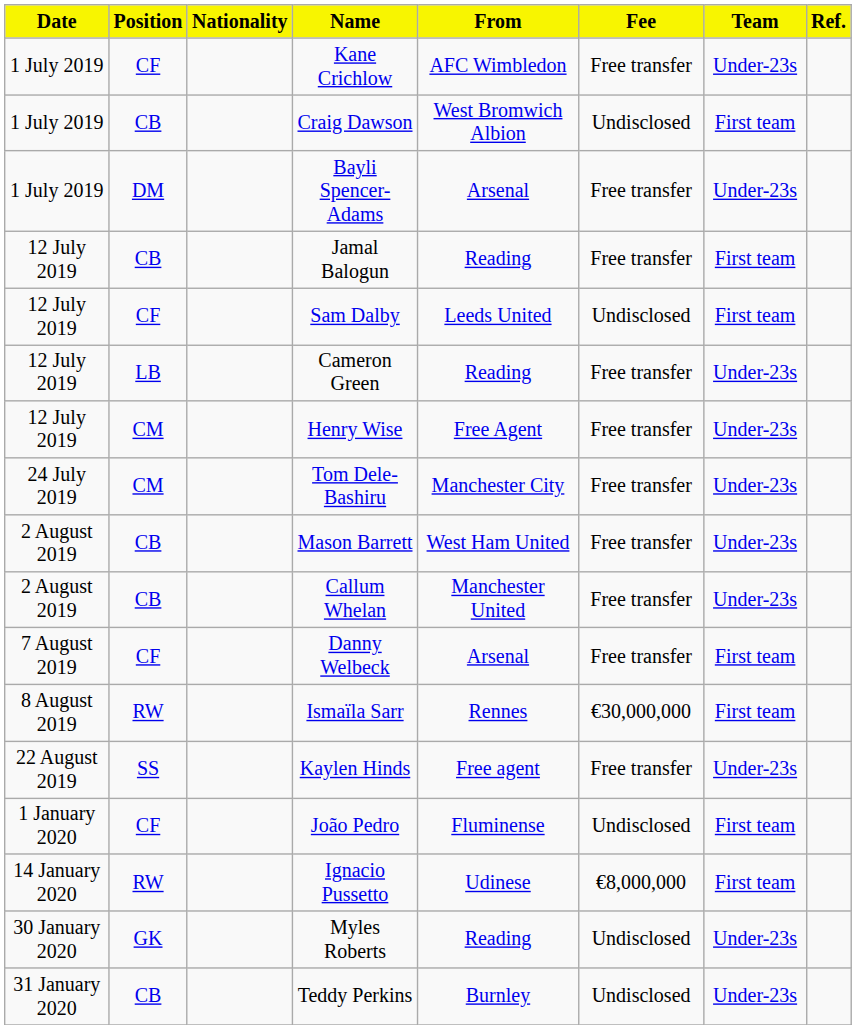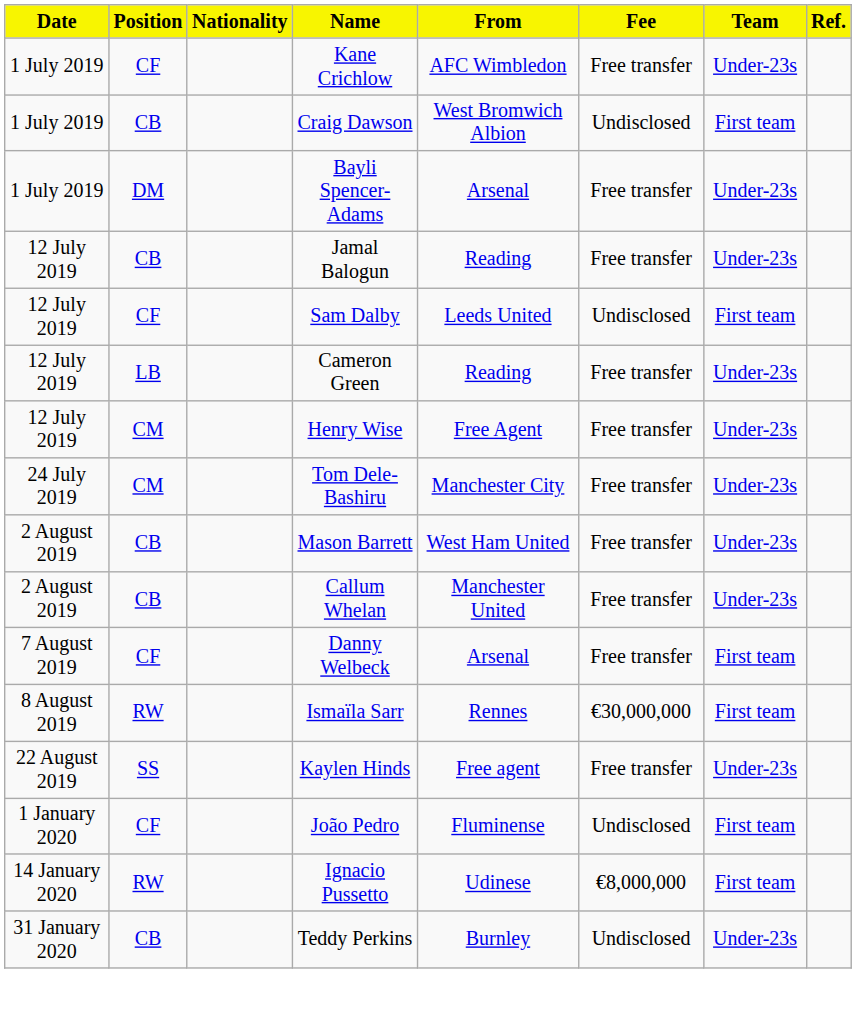(755, 259) First team -> (755, 259) Under-23s
- row: (355, 939)
